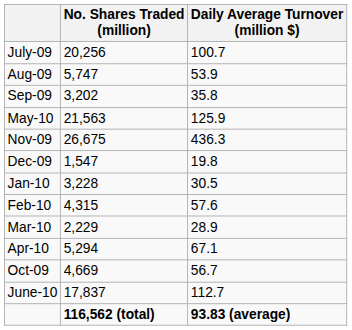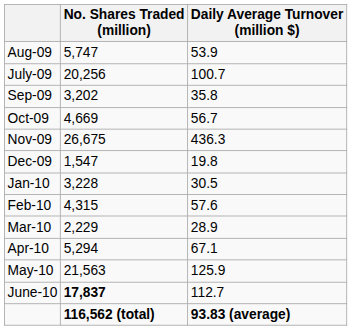rows swapped: (30, 52) <-> (30, 74)
rows swapped: (28, 270) <-> (31, 118)
(85, 292) normal -> (85, 292) bold
